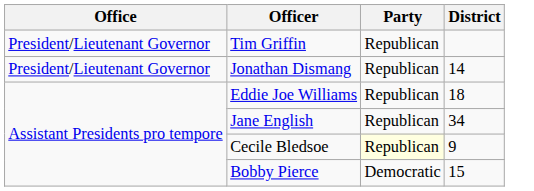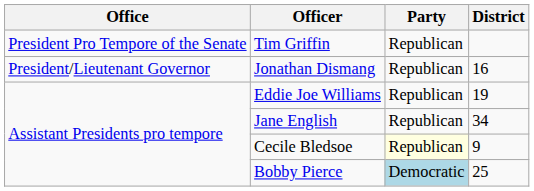(109, 43) President/Lieutenant Governor -> (127, 43) President Pro Tempore of the Senate
(456, 69) 14 -> (480, 69) 16
(456, 95) 18 -> (480, 95) 19
(403, 172) no background -> (427, 172) lightblue background
(456, 172) 15 -> (480, 172) 25
